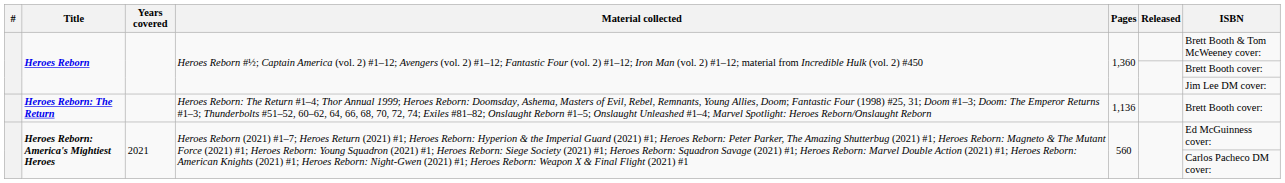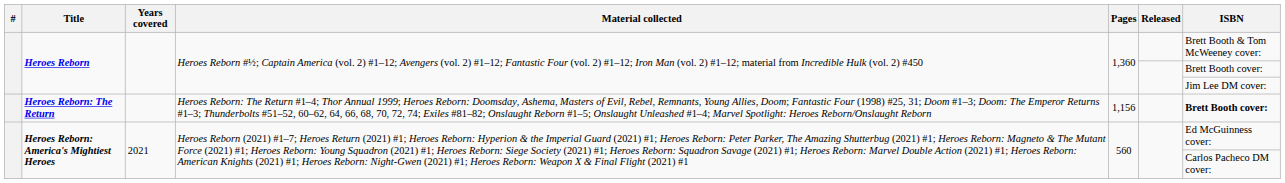(1124, 107) 1,136 -> (1124, 107) 1,156
(1224, 107) normal -> (1227, 107) bold
